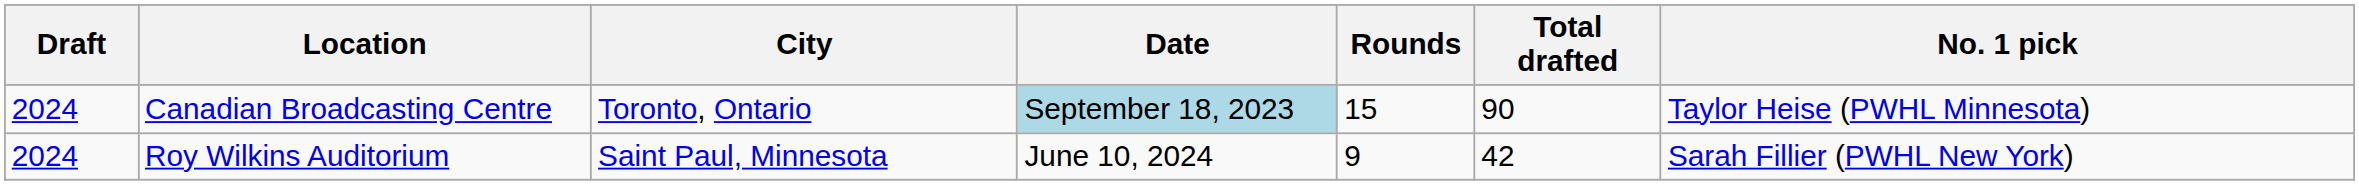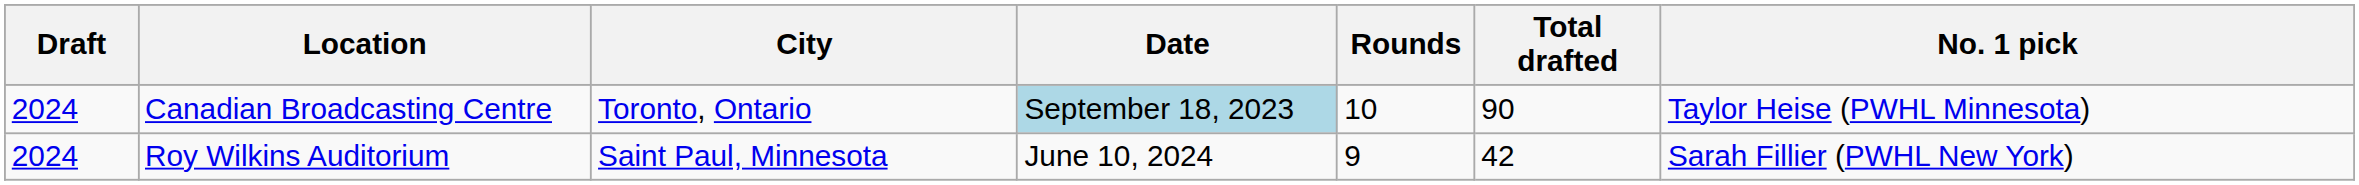(1361, 108) 15 -> (1361, 108) 10
